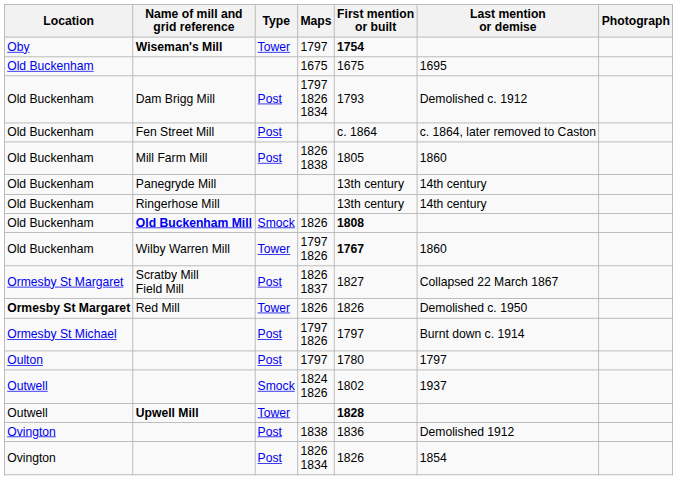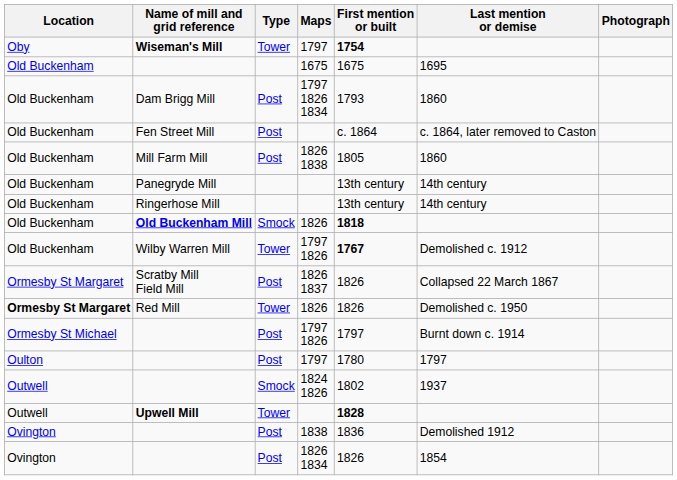(473, 99) Demolished c. 1912 -> (433, 99) 1860
(351, 223) 1808 -> (351, 223) 1818
(433, 249) 1860 -> (473, 249) Demolished c. 1912
(351, 282) 1827 -> (351, 282) 1826
